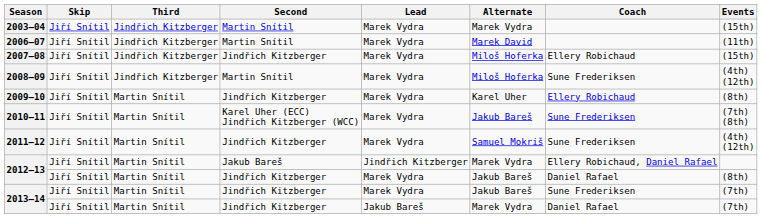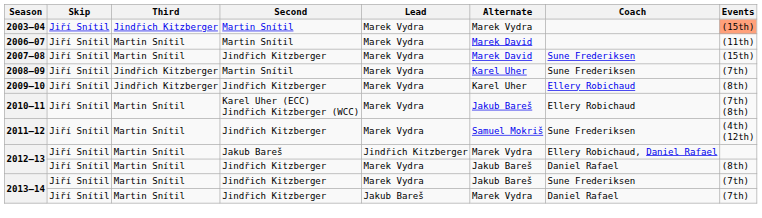(738, 27) no background -> (738, 27) lightsalmon background
(166, 41) Jindřich Kitzberger -> (149, 41) Martin Snítil
(166, 56) Jindřich Kitzberger -> (149, 56) Martin Snítil
(508, 56) Miloš Hoferka -> (502, 56) Marek David
(591, 56) Ellery Robichaud -> (591, 56) Sune Frederiksen
(508, 76) Miloš Hoferka -> (499, 71) Karel Uher
(738, 76) (4th) (12th) -> (735, 71) (7th)
(149, 96) Martin Snítil -> (166, 86) Jindřich Kitzberger
(591, 117) Sune Frederiksen -> (591, 106) Ellery Robichaud
